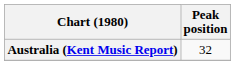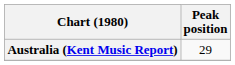(206, 49) 32 -> (206, 49) 29
